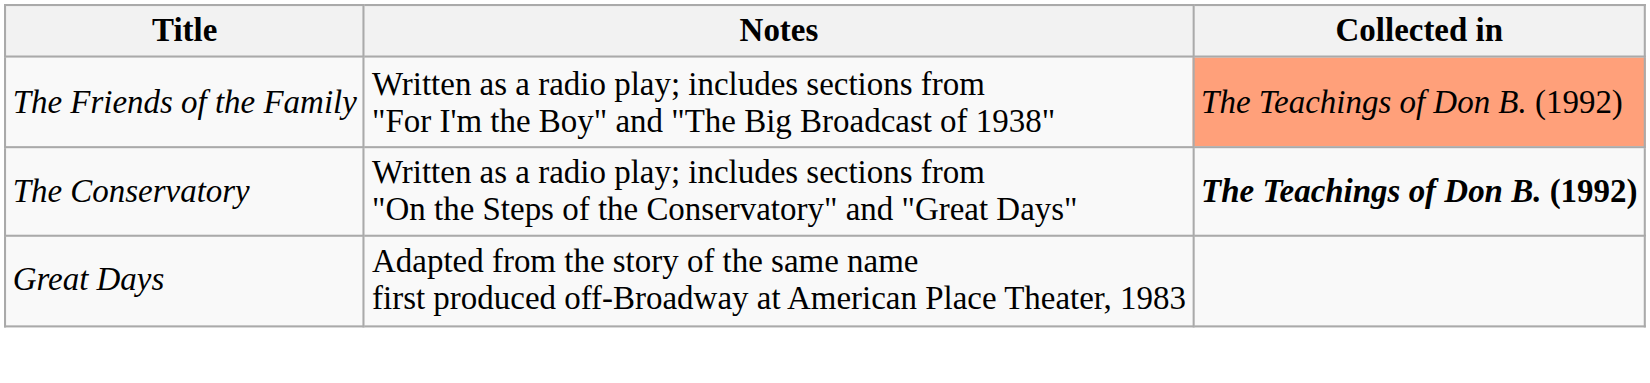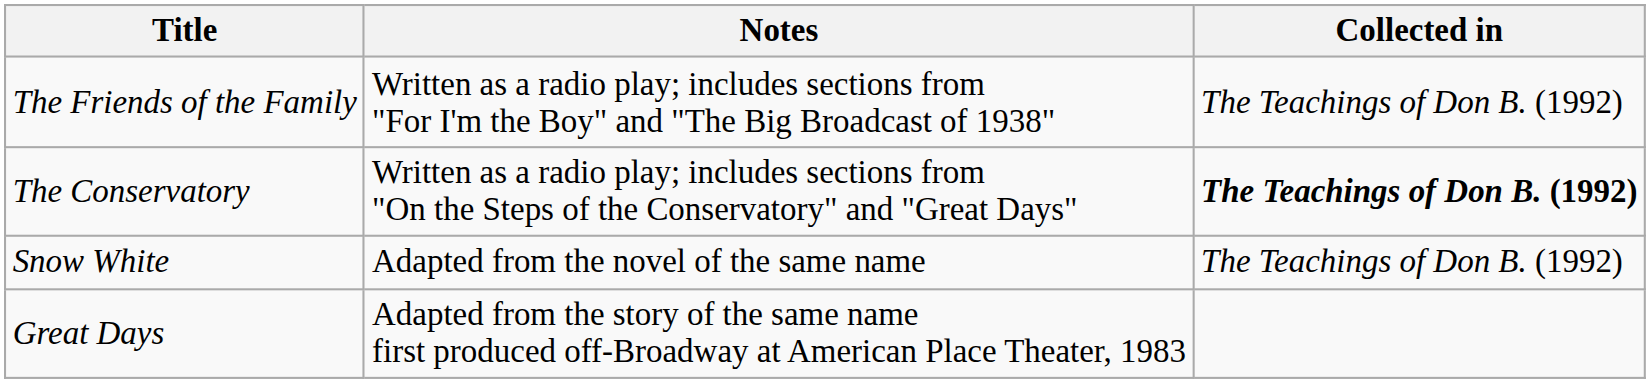(1412, 101) lightsalmon background -> (1412, 101) no background
+ row: (91, 261)
